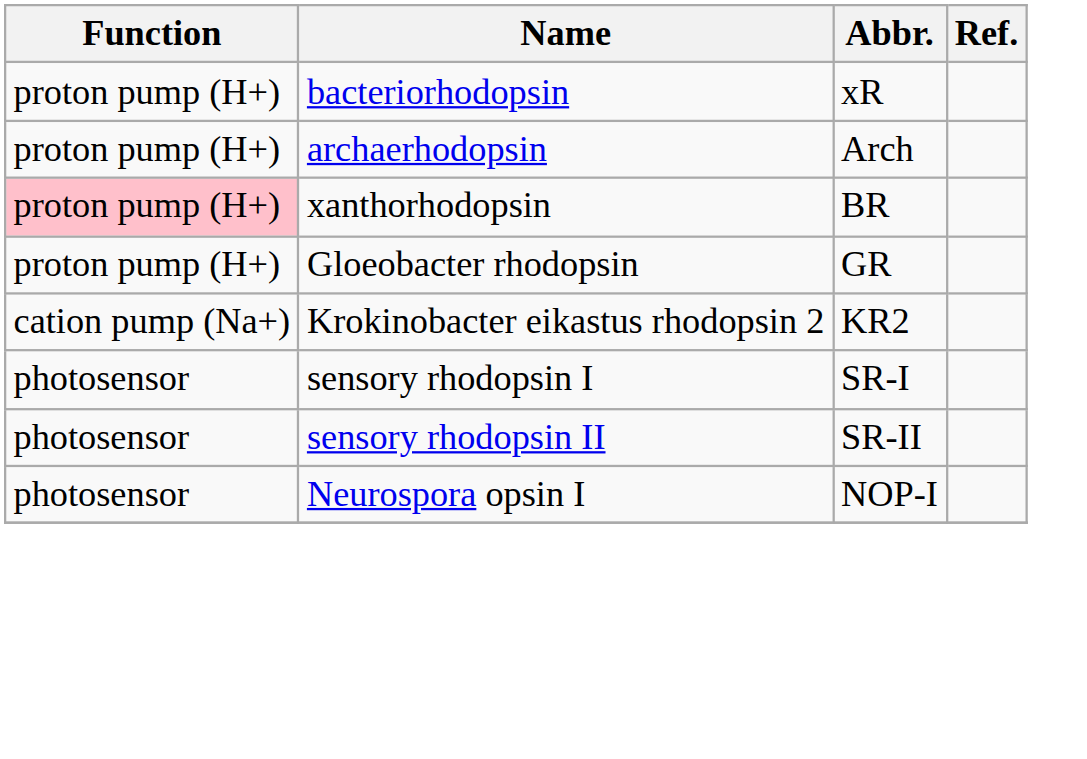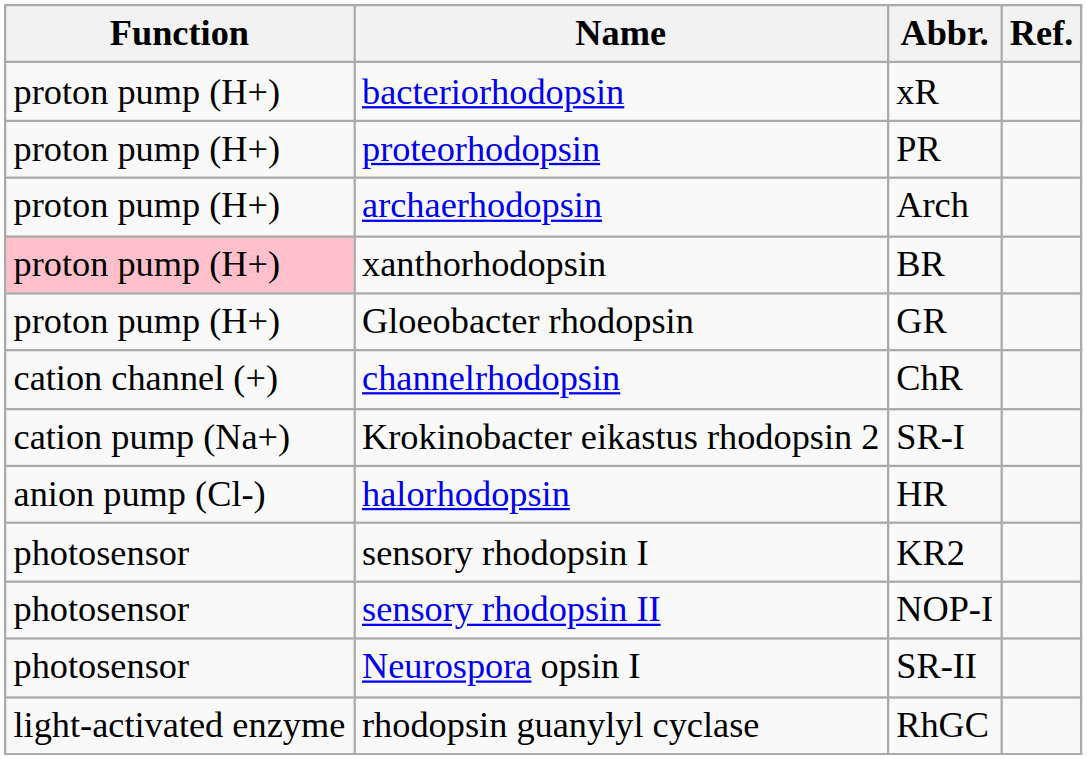+ row: (481, 148)
+ row: (491, 378)
(875, 321) KR2 -> (931, 436) SR-I
+ row: (466, 494)
(875, 378) SR-I -> (931, 551) KR2
(881, 436) SR-II -> (945, 609) NOP-I
(890, 494) NOP-I -> (937, 666) SR-II
+ row: (561, 724)
